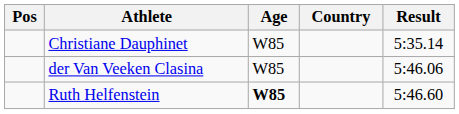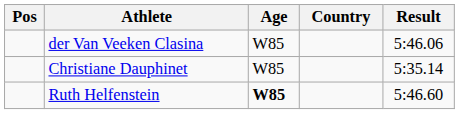rows swapped: (118, 43) <-> (126, 69)
